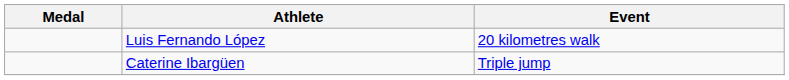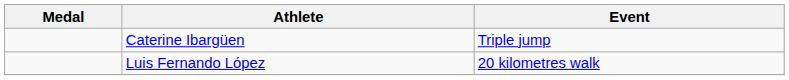rows swapped: (195, 40) <-> (185, 63)
